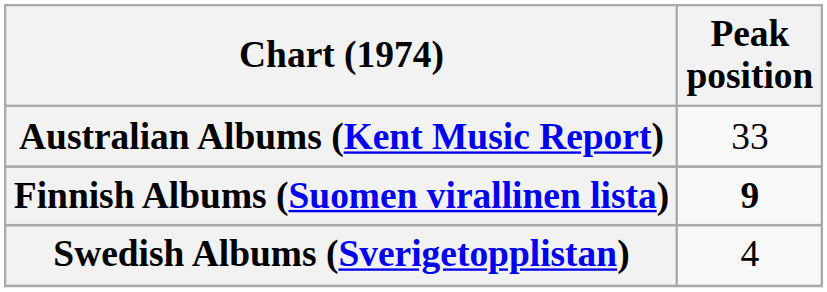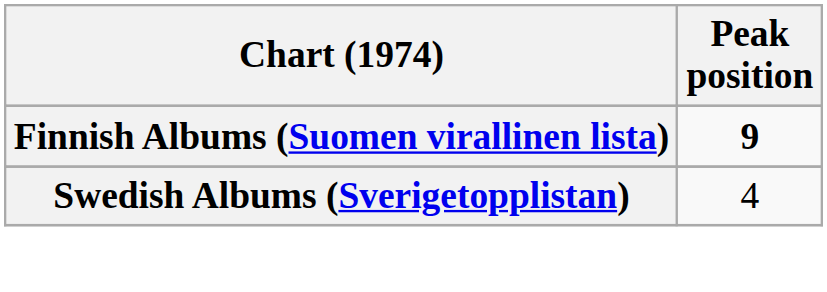- row: (341, 135)
